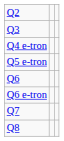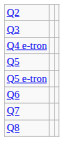+ row: (13, 62)
- row: (27, 95)
